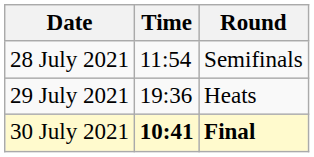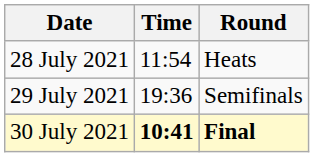(253, 59) Semifinals -> (230, 59) Heats
(230, 95) Heats -> (253, 95) Semifinals
